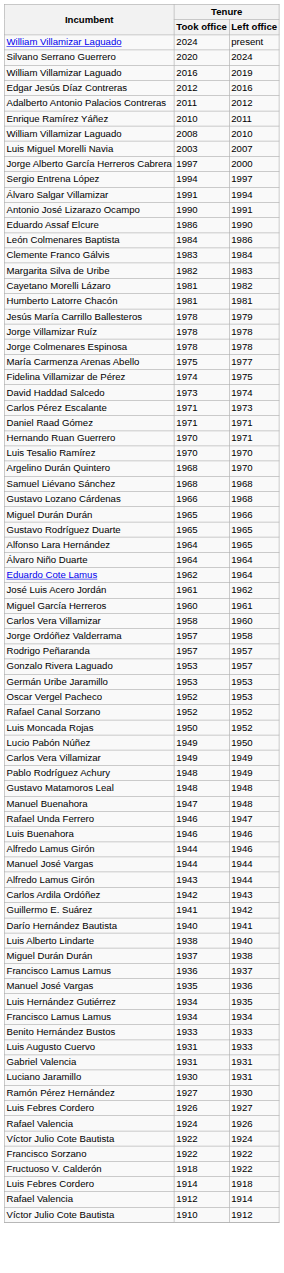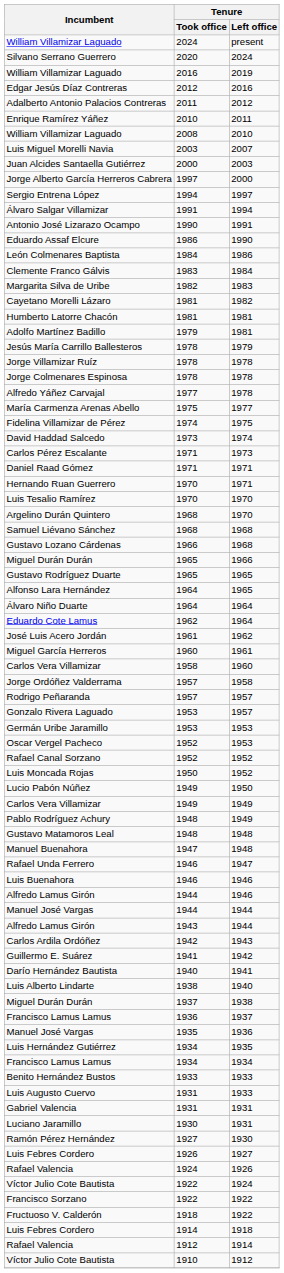+ row: (76, 164)
+ row: (56, 331)
+ row: (56, 392)
